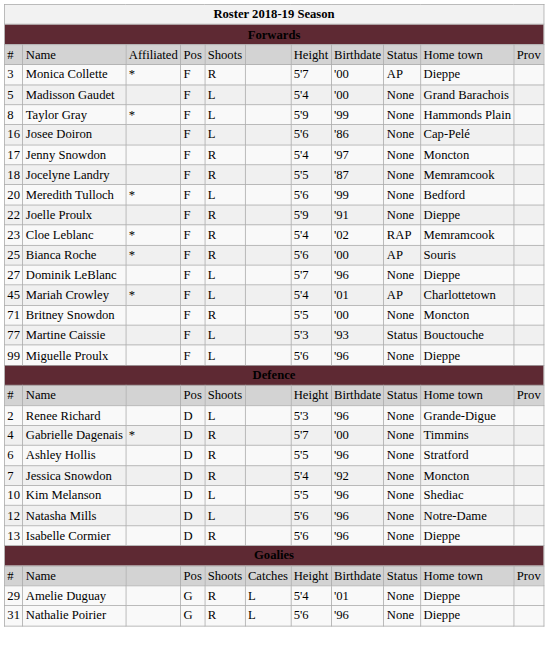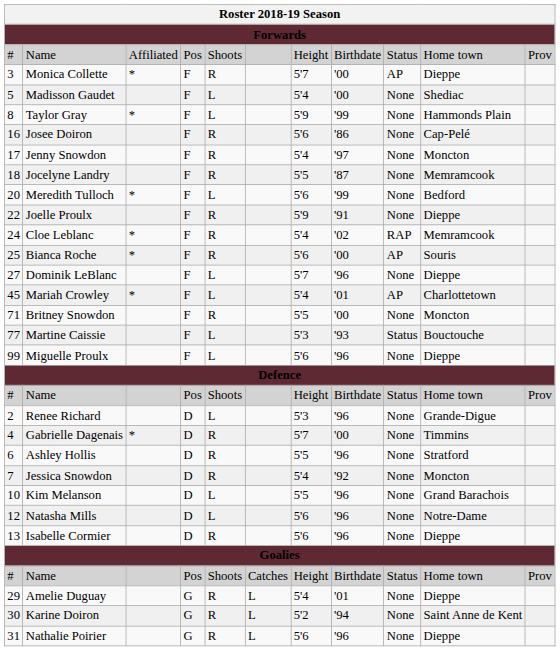(466, 94) Grand Barachois -> (444, 94) Shediac
(212, 134) L -> (212, 134) R
(14, 235) 23 -> (14, 235) 24
(444, 495) Shediac -> (466, 495) Grand Barachois
+ row: (62, 615)
